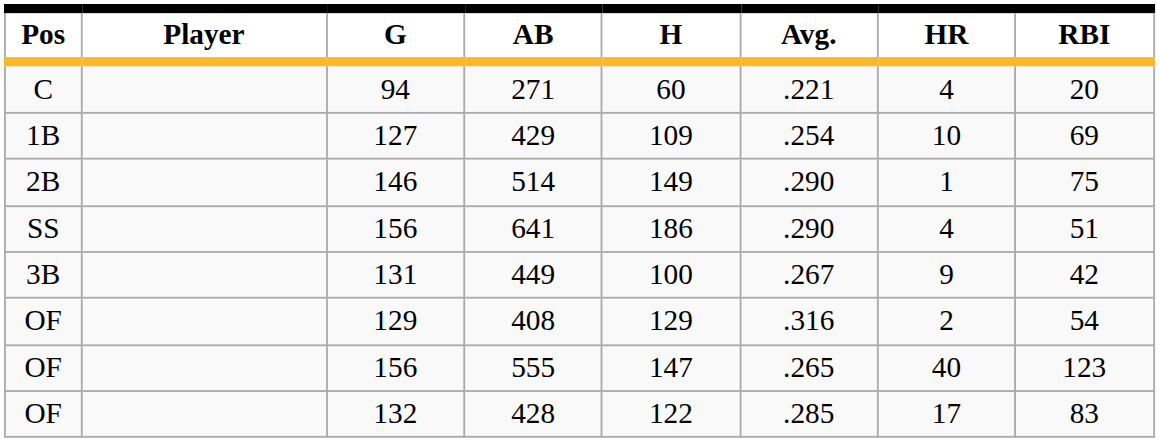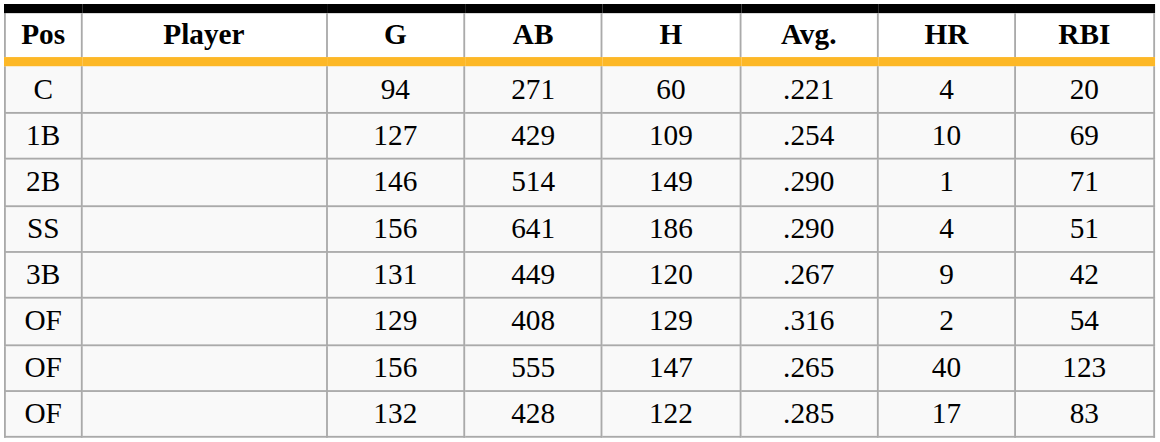(1084, 181) 75 -> (1084, 181) 71
(671, 274) 100 -> (671, 274) 120
